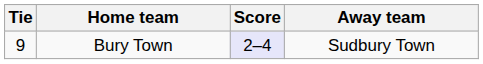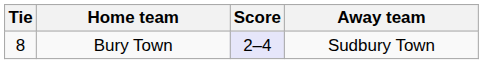(21, 44) 9 -> (21, 44) 8
